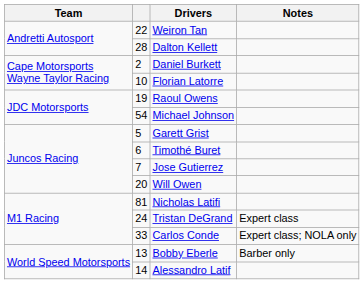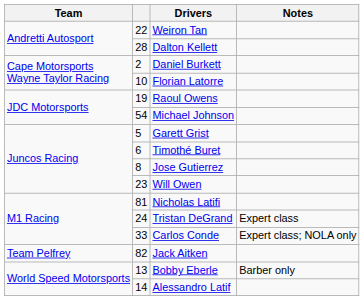(138, 167) 7 -> (138, 167) 8
(141, 184) 20 -> (141, 184) 23
+ row: (180, 253)
